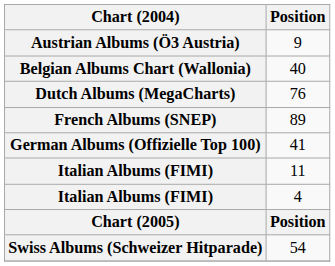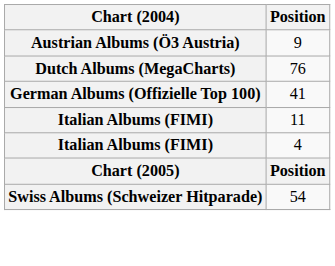- row: (298, 68)
- row: (298, 119)
